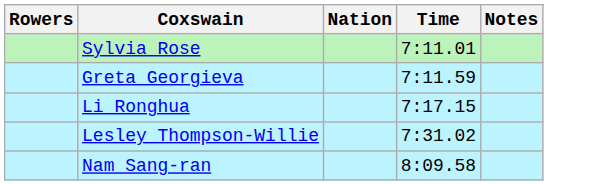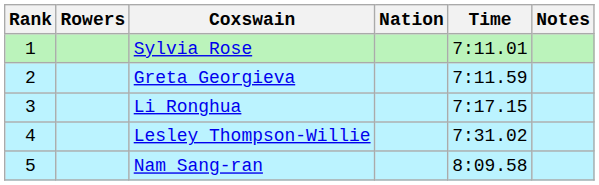+ column: (31, 19)
